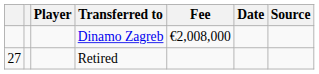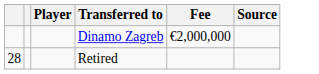- column: (251, 15)
(200, 36) €2,008,000 -> (200, 36) €2,000,000
(14, 58) 27 -> (14, 58) 28
